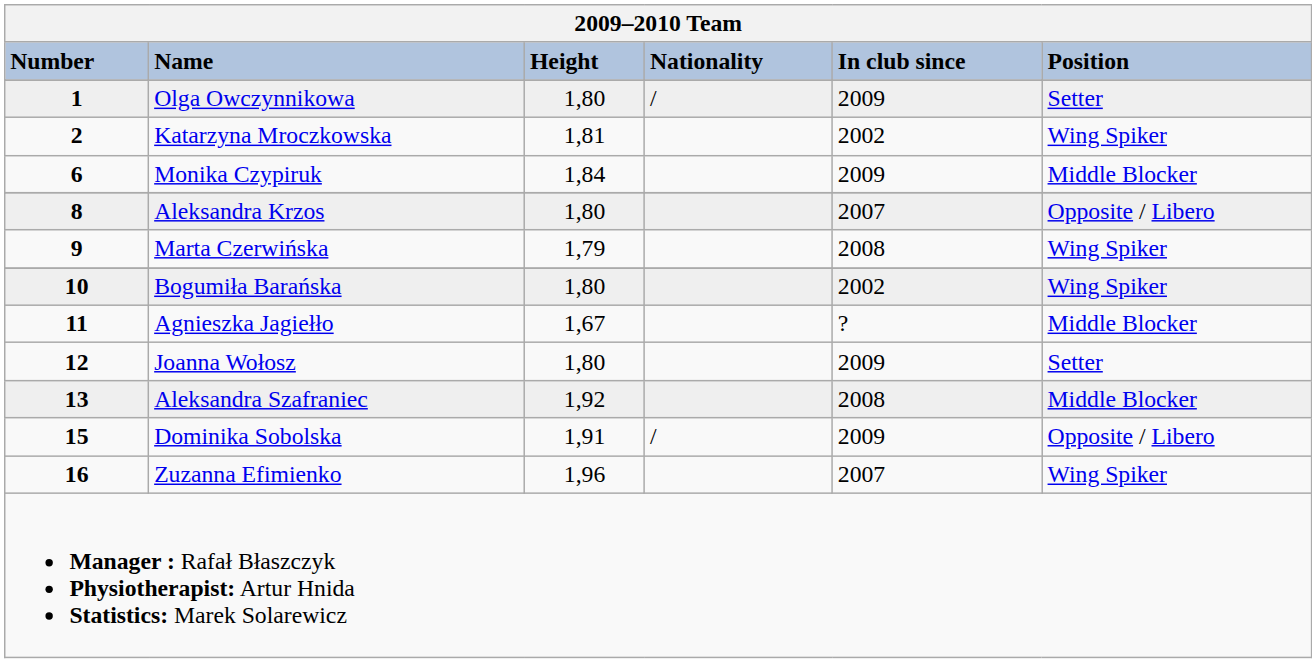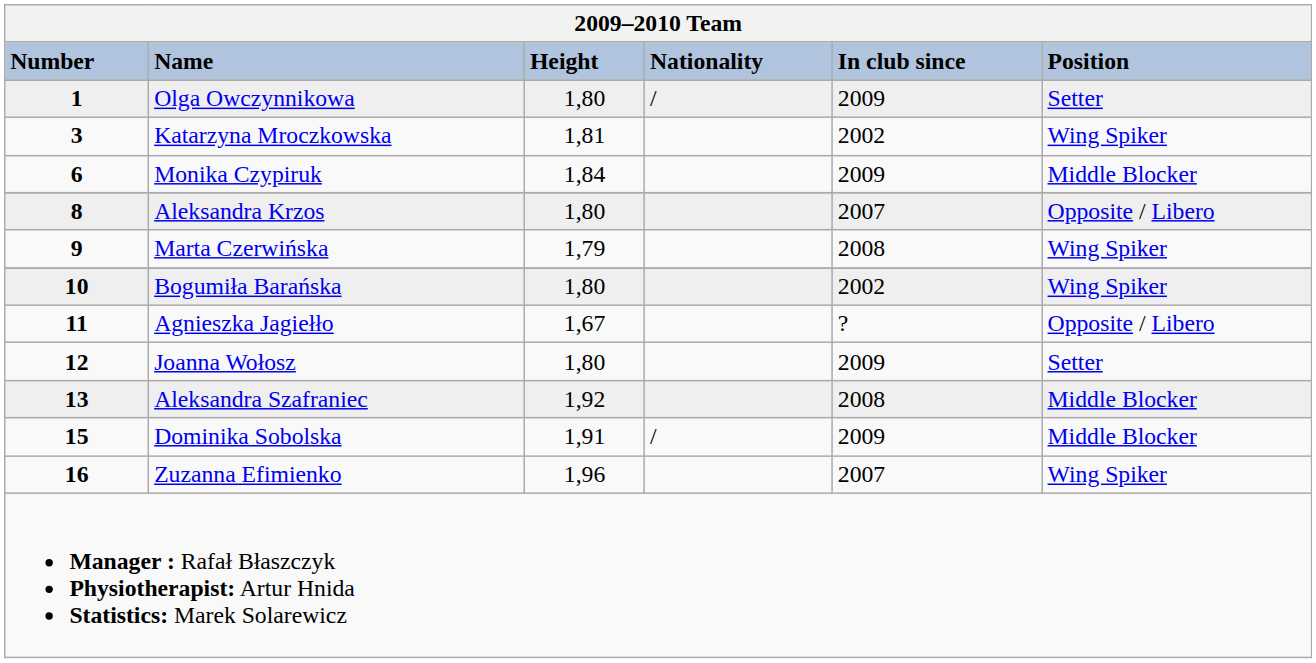(77, 135) 2 -> (77, 135) 3
(1122, 323) Middle Blocker -> (1131, 323) Opposite / Libero
(1131, 436) Opposite / Libero -> (1122, 436) Middle Blocker
